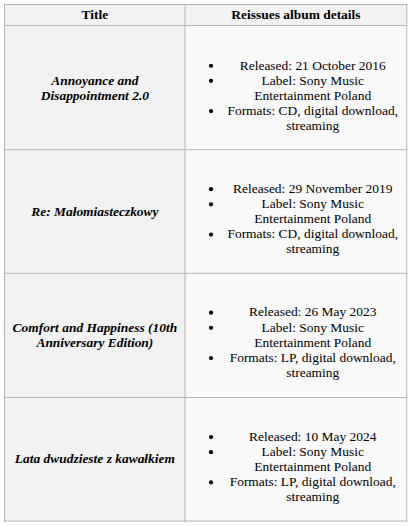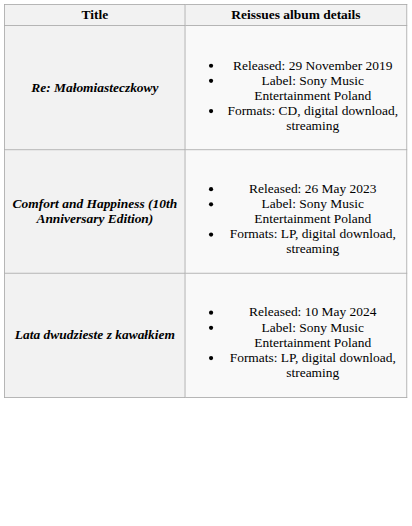- row: (95, 87)
